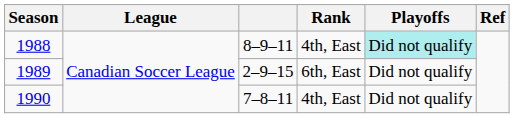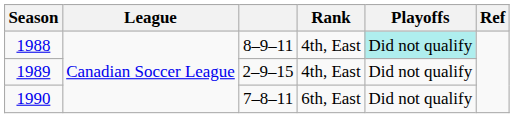(331, 71) 6th, East -> (331, 71) 4th, East
(331, 98) 4th, East -> (331, 98) 6th, East
